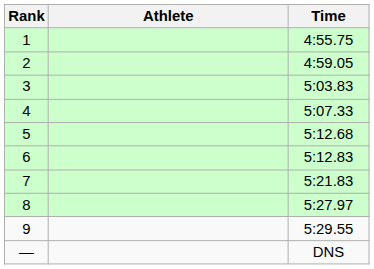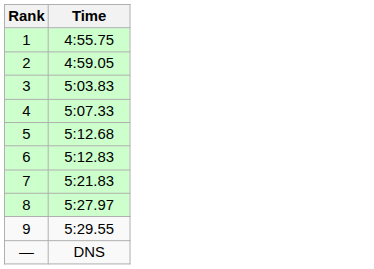- column: (168, 16)
